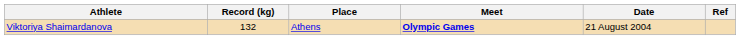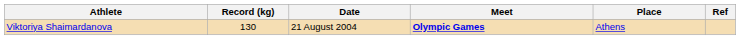columns swapped: (644, 12) <-> (345, 12)
(248, 27) 132 -> (248, 27) 130
